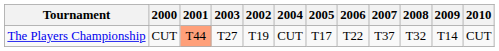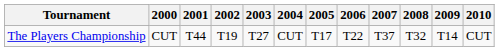columns swapped: (259, 15) <-> (227, 15)
(196, 36) lightsalmon background -> (196, 36) no background
